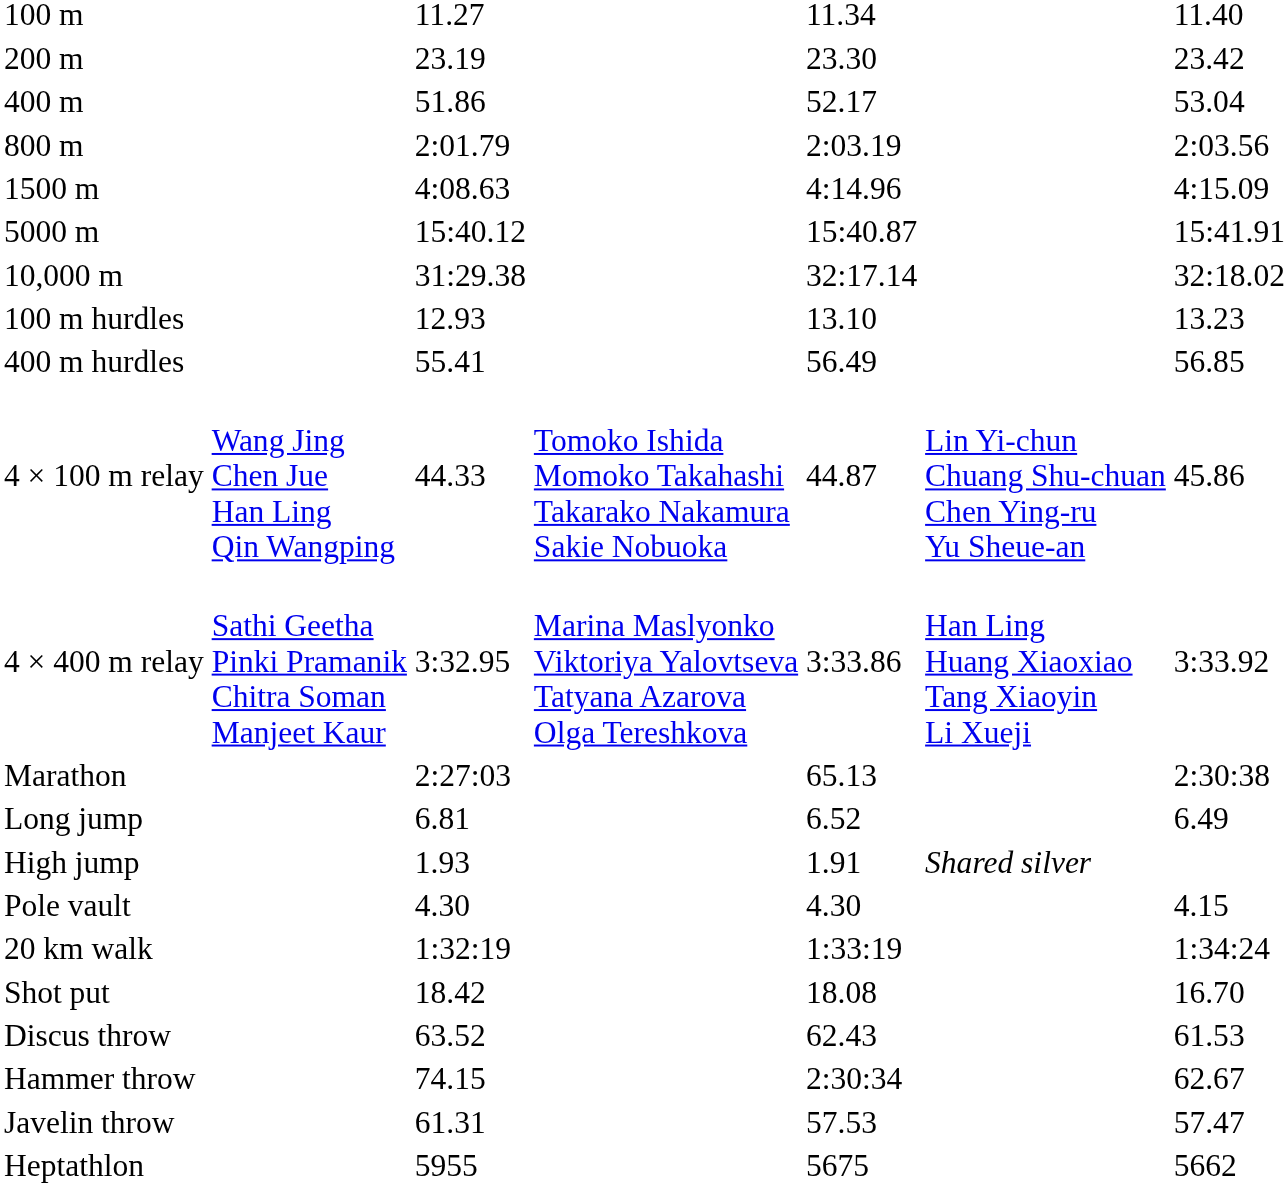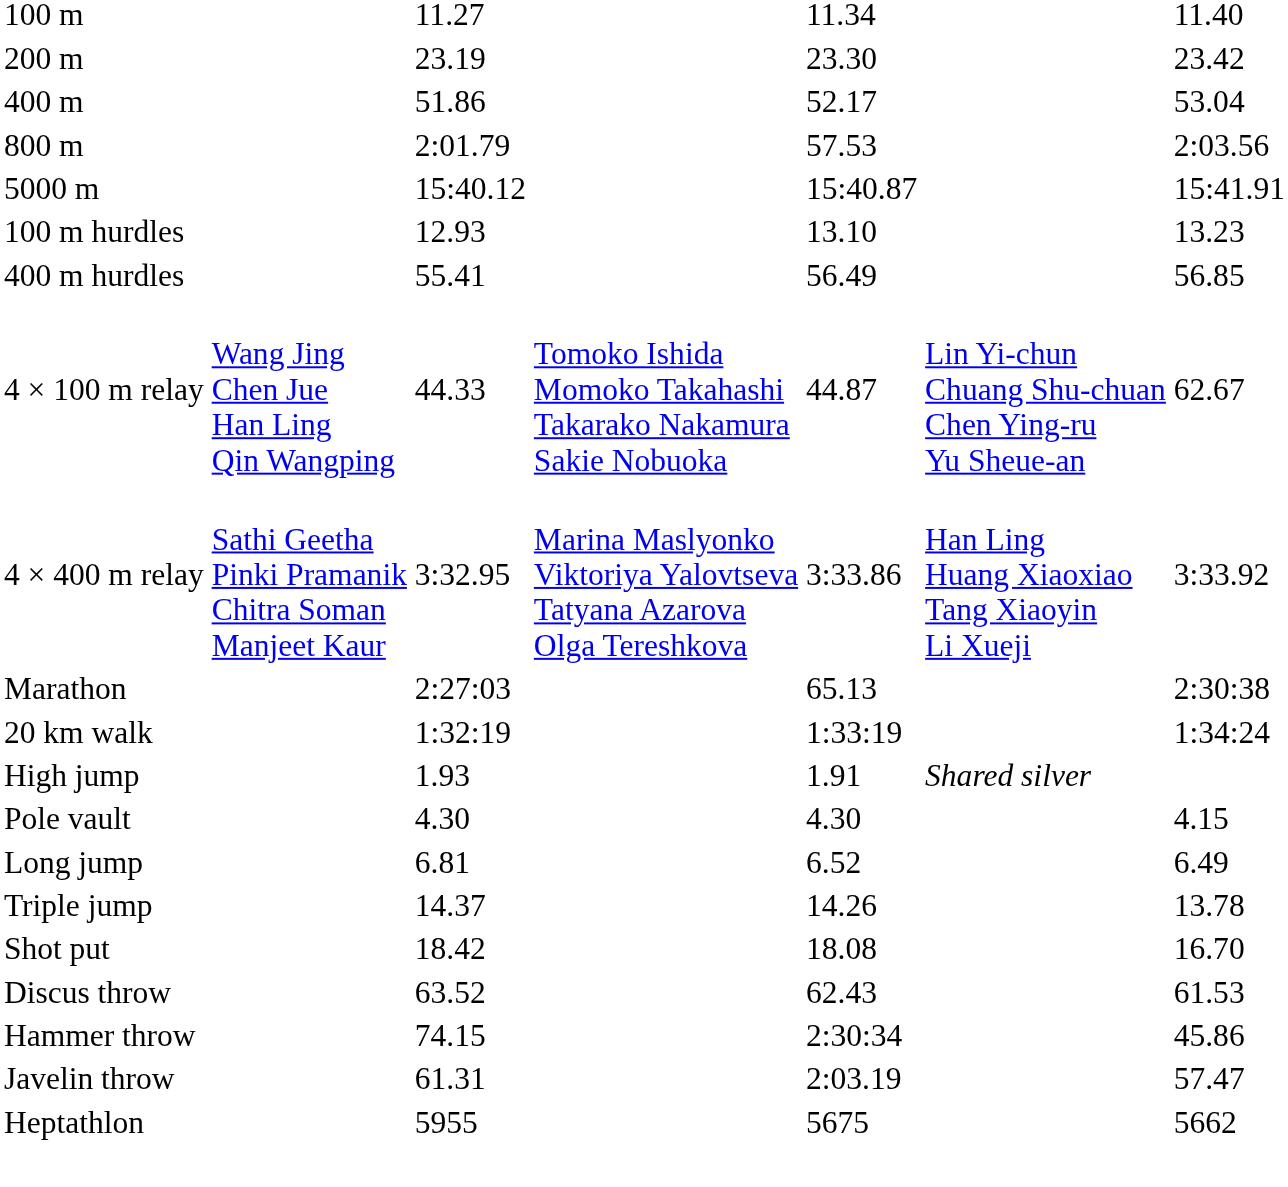(854, 145) 2:03.19 -> (841, 145) 57.53
- row: (52, 188)
- row: (63, 275)
(1209, 476) 45.86 -> (1209, 389) 62.67
rows swapped: (78, 948) <-> (74, 818)
+ row: (78, 905)
(1209, 1078) 62.67 -> (1209, 1035) 45.86
(841, 1122) 57.53 -> (854, 1078) 2:03.19
